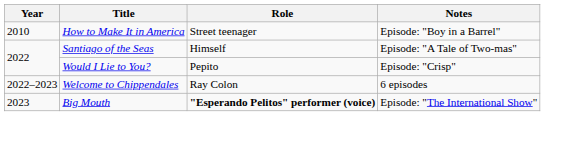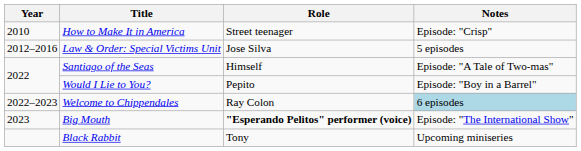(440, 31) Episode: "Boy in a Barrel" -> (454, 31) Episode: "Crisp"
+ row: (142, 48)
(418, 66) Episode: "Crisp" -> (477, 84) Episode: "Boy in a Barrel"
(404, 84) no background -> (440, 102) lightblue background
+ row: (92, 137)
